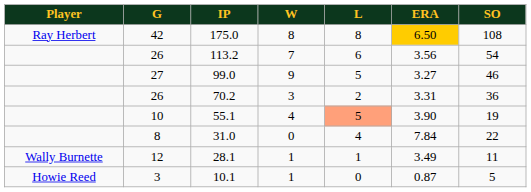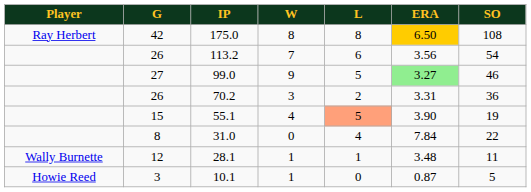(425, 75) no background -> (425, 75) lightgreen background
(157, 116) 10 -> (157, 116) 15
(425, 156) 3.49 -> (425, 156) 3.48
